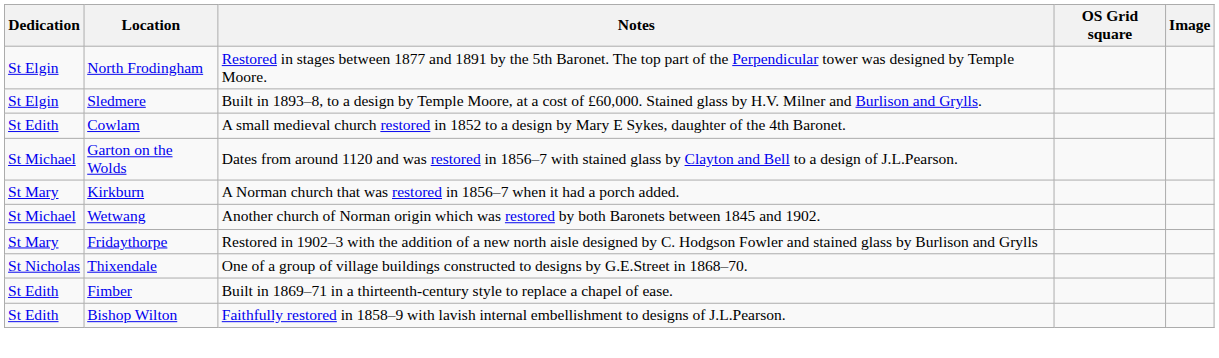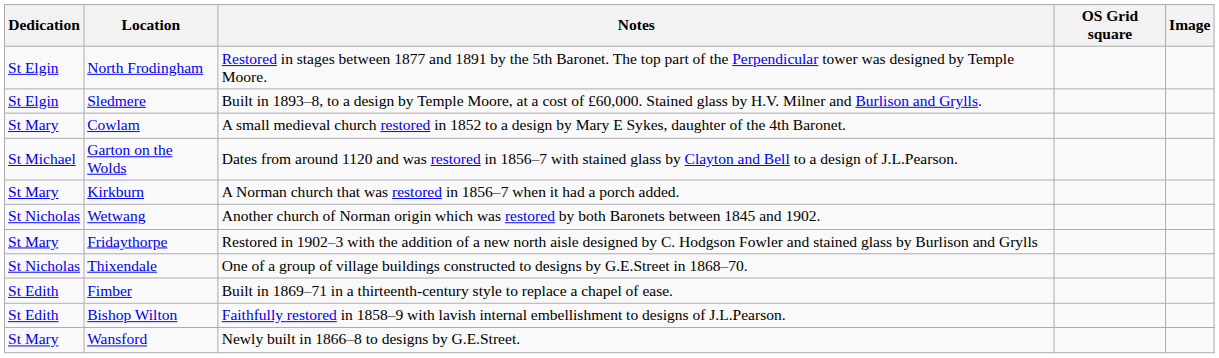(33, 125) St Edith -> (33, 125) St Mary
(42, 216) St Michael -> (44, 216) St Nicholas
+ row: (117, 339)
